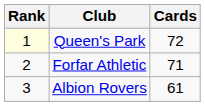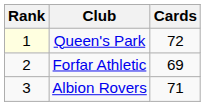(175, 64) 71 -> (175, 64) 69
(175, 88) 61 -> (175, 88) 71
